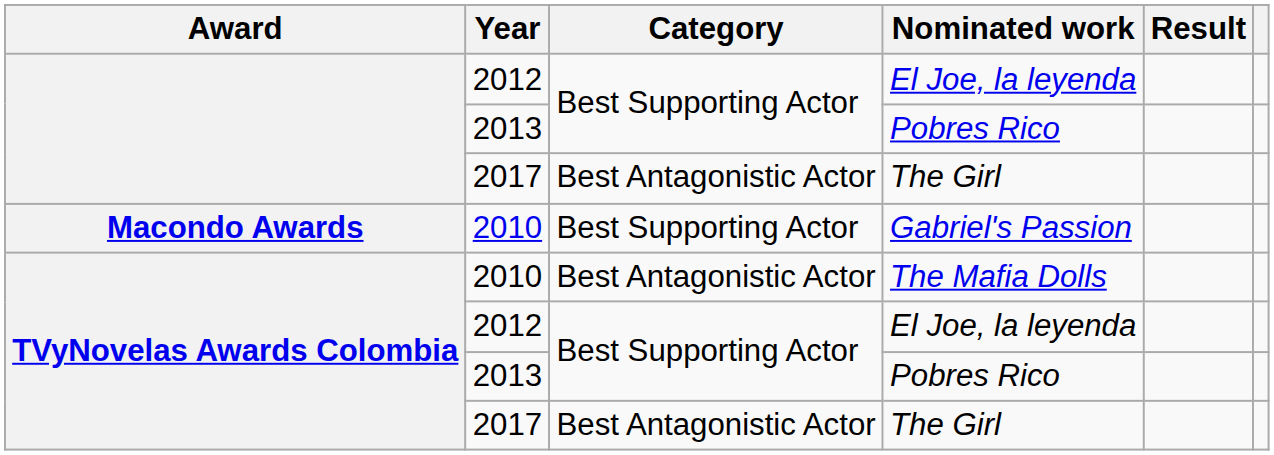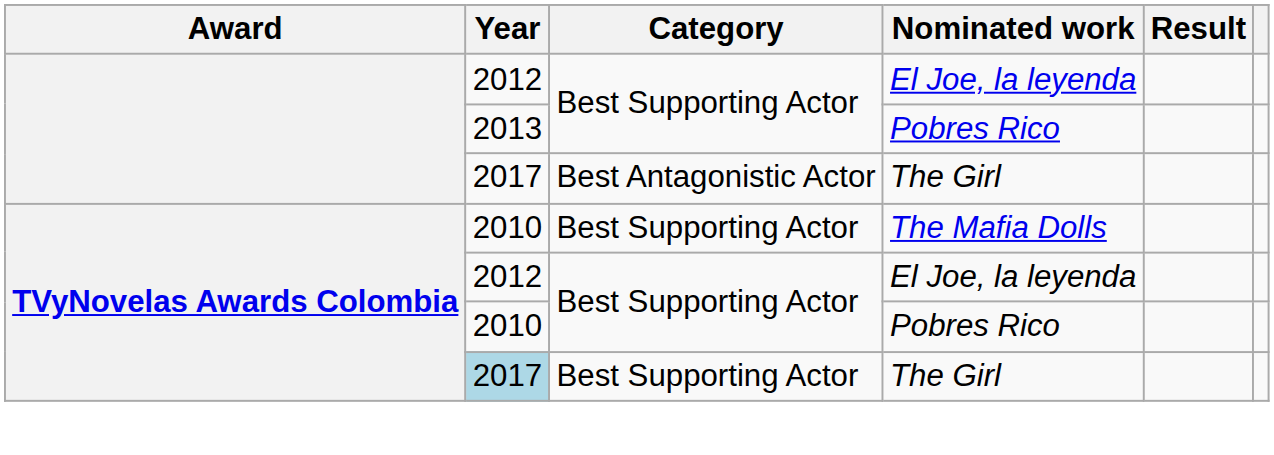- row: (235, 227)
(716, 276) Best Antagonistic Actor -> (707, 227) Best Supporting Actor
(507, 375) 2013 -> (507, 326) 2010
(507, 425) no background -> (507, 375) lightblue background
(716, 425) Best Antagonistic Actor -> (707, 375) Best Supporting Actor
